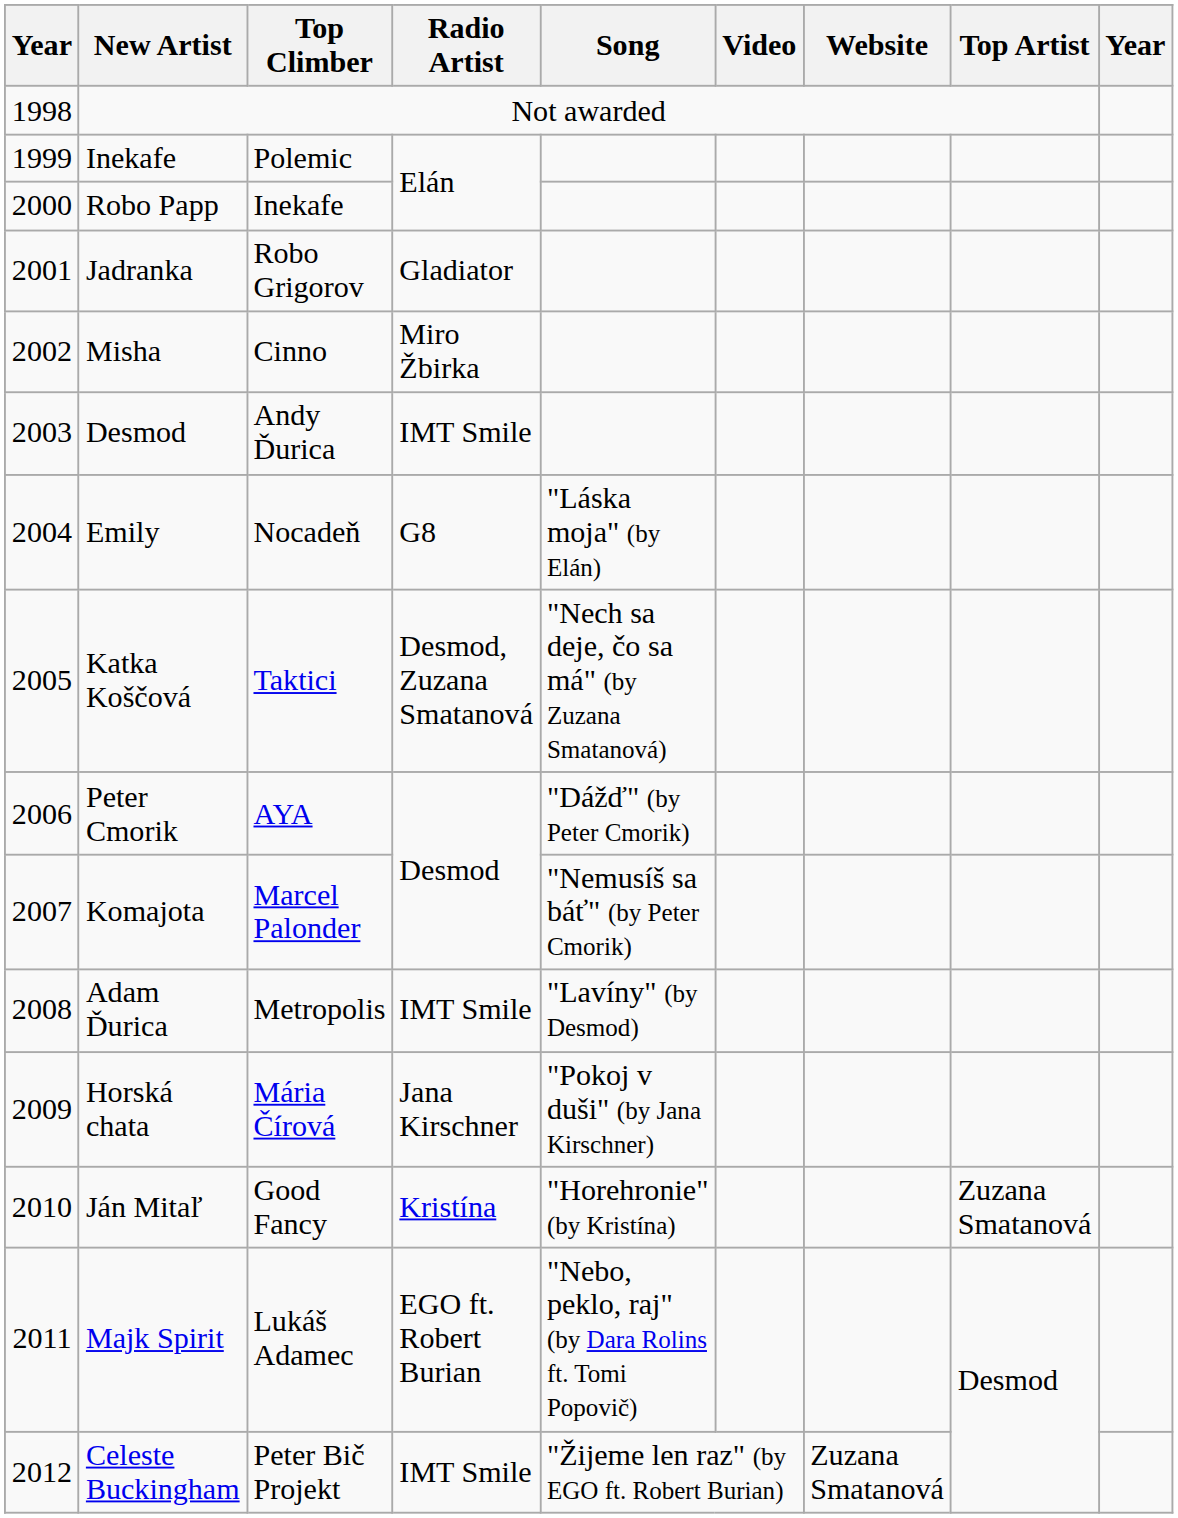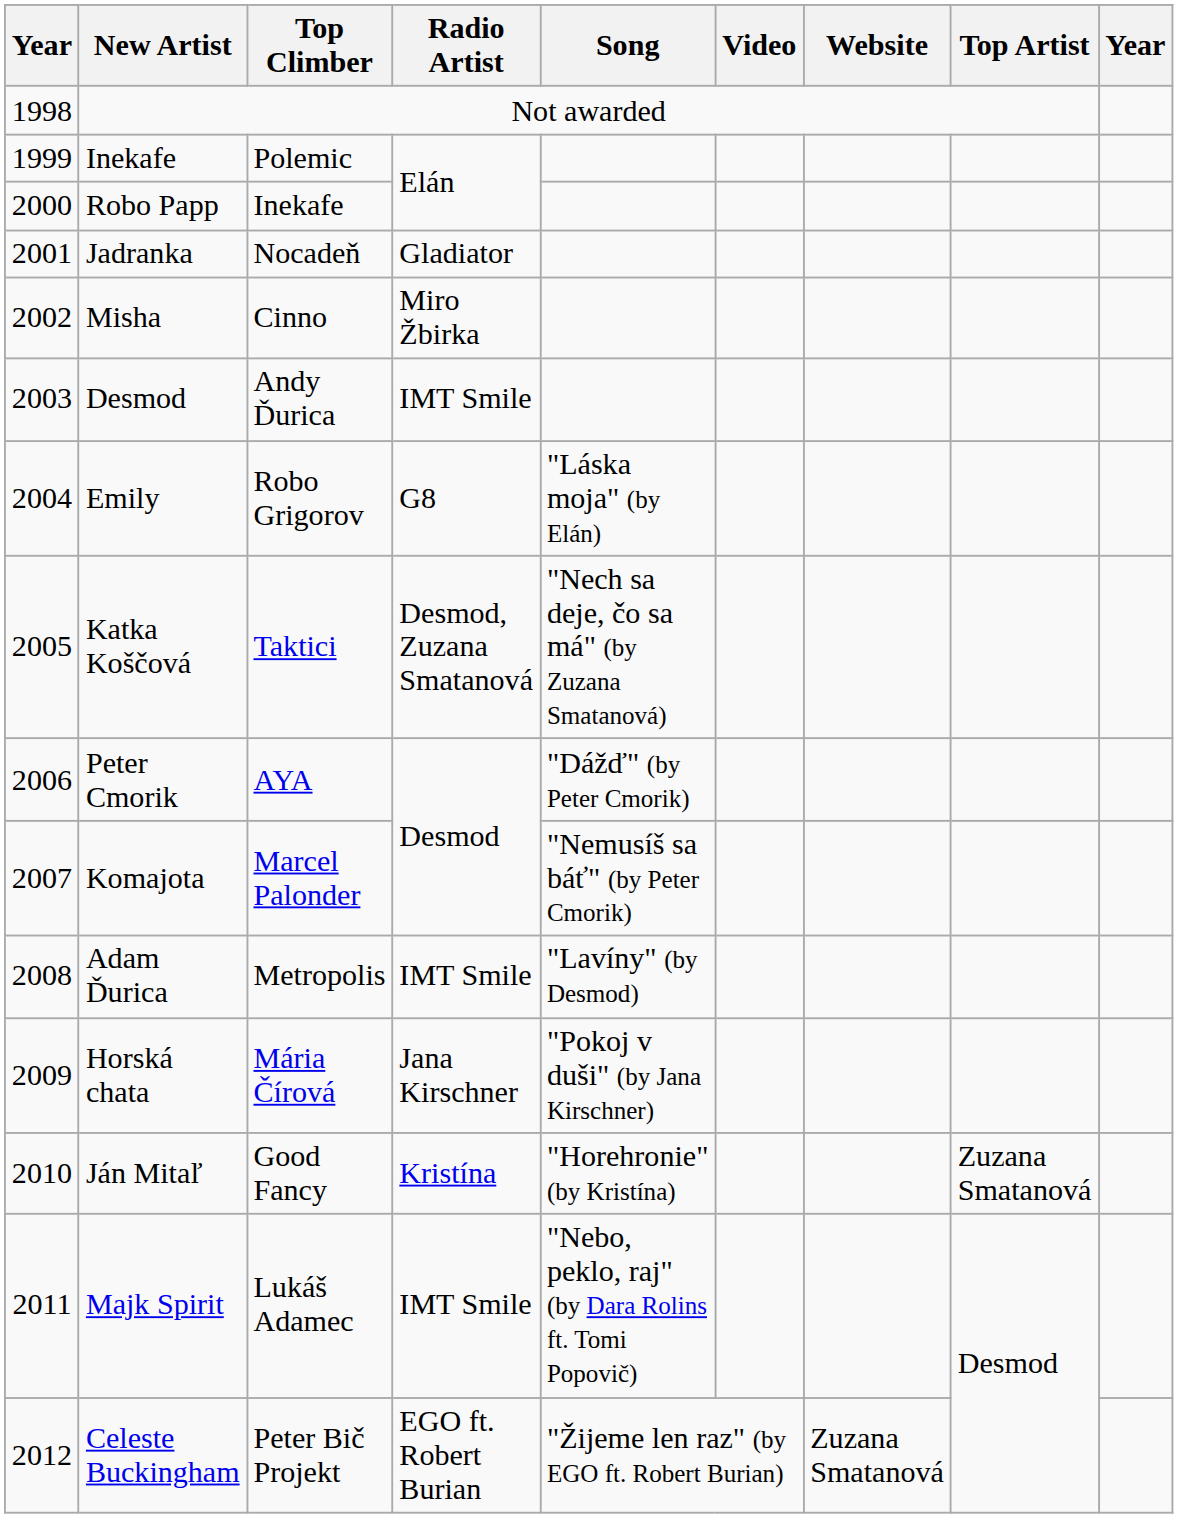(309, 269) Robo Grigorov -> (307, 253) Nocadeň
(307, 531) Nocadeň -> (309, 497) Robo Grigorov
(447, 1339) EGO ft. Robert Burian -> (466, 1305) IMT Smile
(466, 1471) IMT Smile -> (447, 1454) EGO ft. Robert Burian
